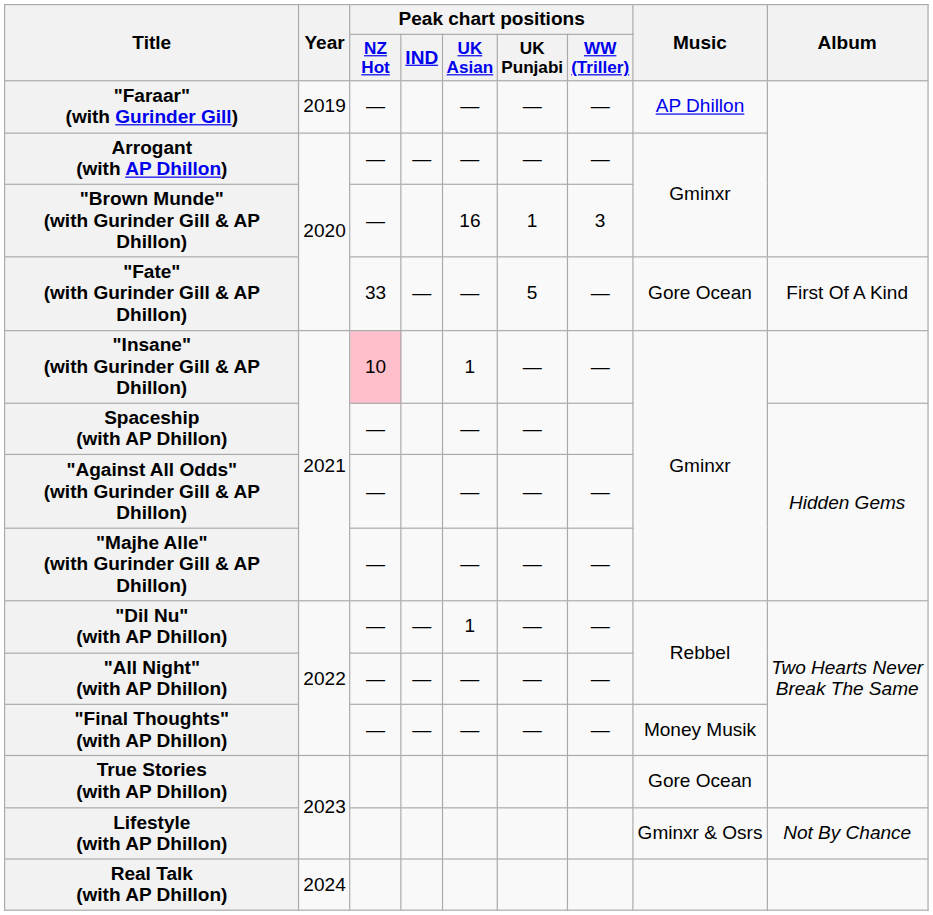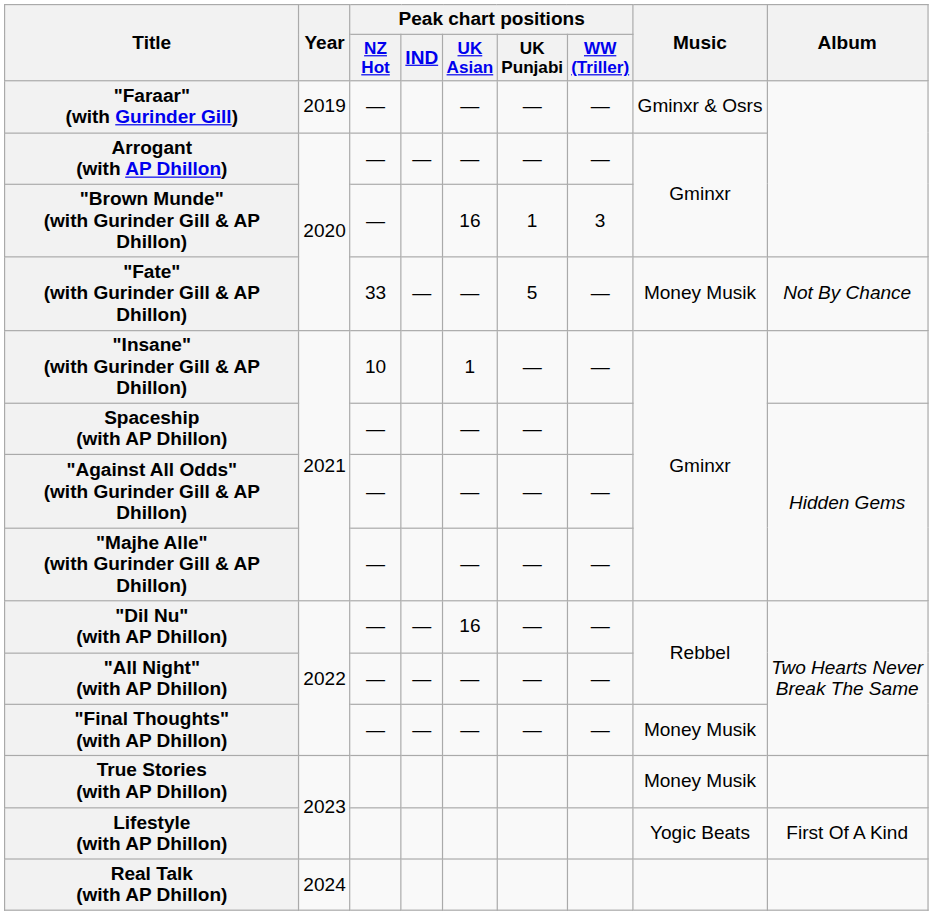(700, 106) AP Dhillon -> (700, 106) Gminxr & Osrs
(700, 293) Gore Ocean -> (700, 293) Money Musik
(847, 293) First Of A Kind -> (847, 293) Not By Chance
(376, 366) pink background -> (376, 366) no background
(470, 626) 1 -> (470, 626) 16
(700, 781) Gore Ocean -> (700, 781) Money Musik
(700, 833) Gminxr & Osrs -> (700, 833) Yogic Beats
(847, 833) Not By Chance -> (847, 833) First Of A Kind
